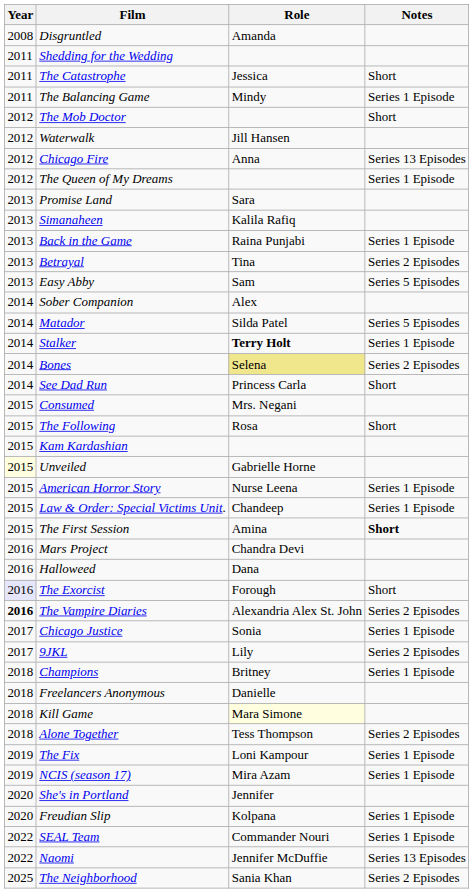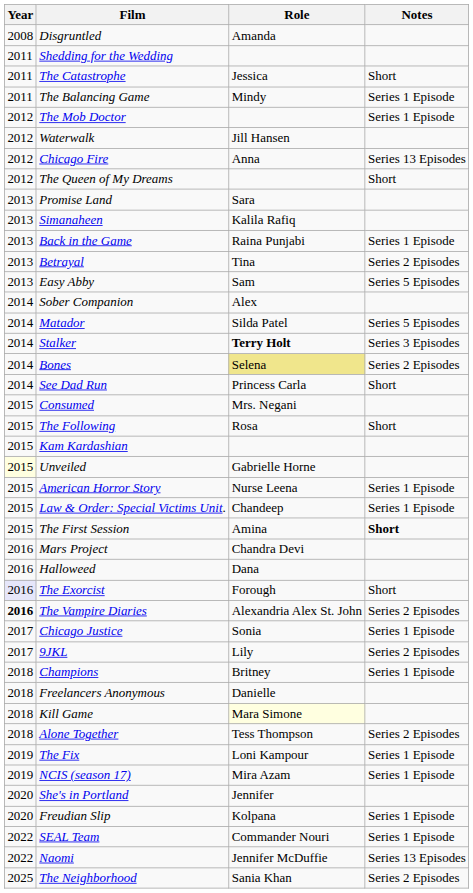(382, 117) Short -> (411, 117) Series 1 Episode
(411, 179) Series 1 Episode -> (382, 179) Short
(411, 343) Series 1 Episode -> (414, 343) Series 3 Episodes
